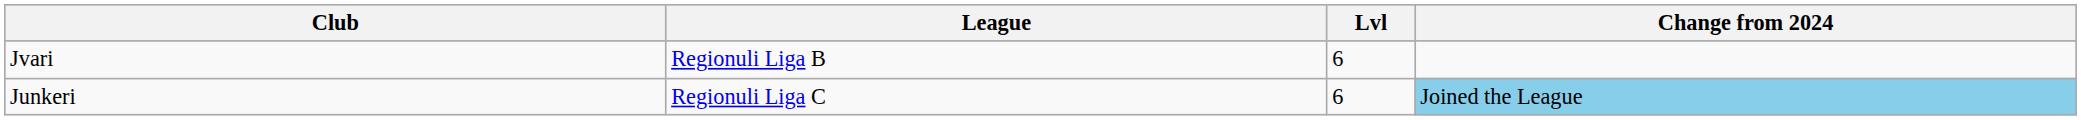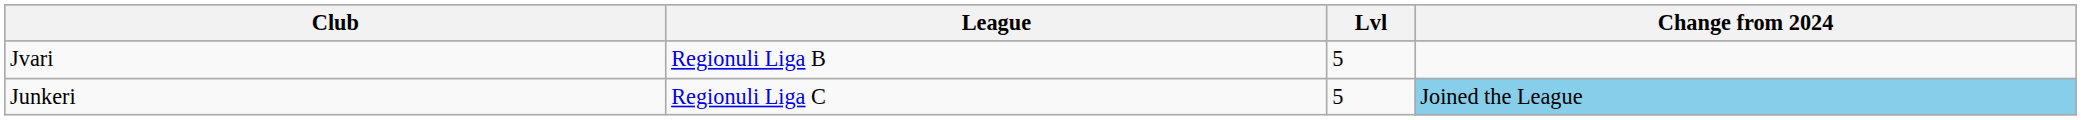(1338, 59) 6 -> (1338, 59) 5
(1338, 96) 6 -> (1338, 96) 5
